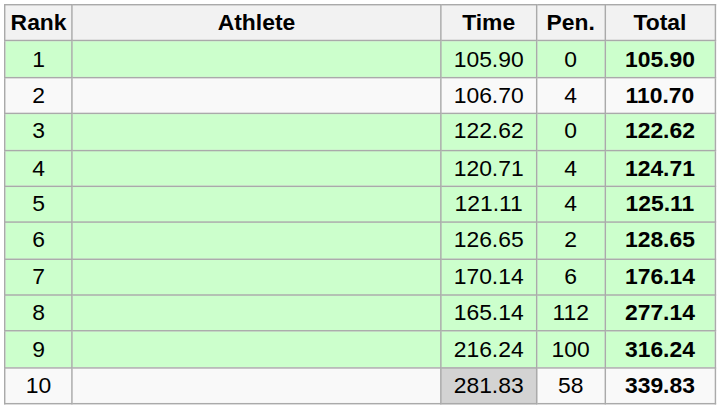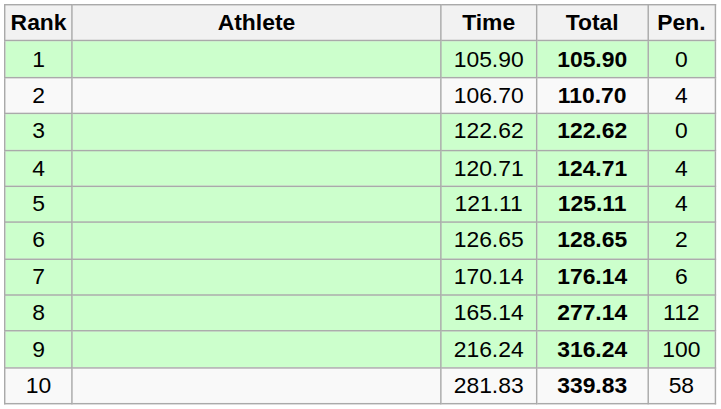columns swapped: (571, 22) <-> (660, 22)
(489, 385) lightgrey background -> (489, 385) no background
